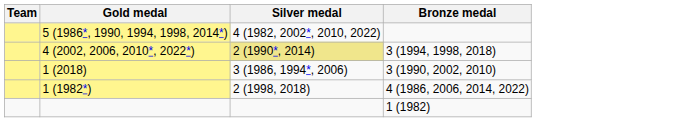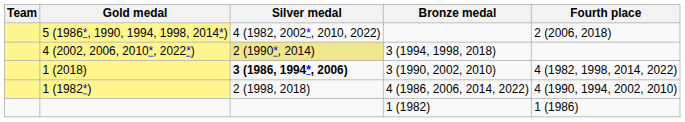+ column: (606, 13)
(290, 70) normal -> (290, 70) bold
